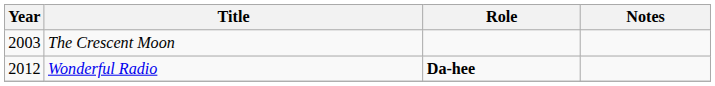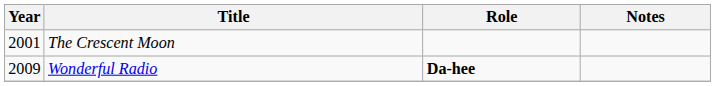(24, 42) 2003 -> (24, 42) 2001
(24, 68) 2012 -> (24, 68) 2009
